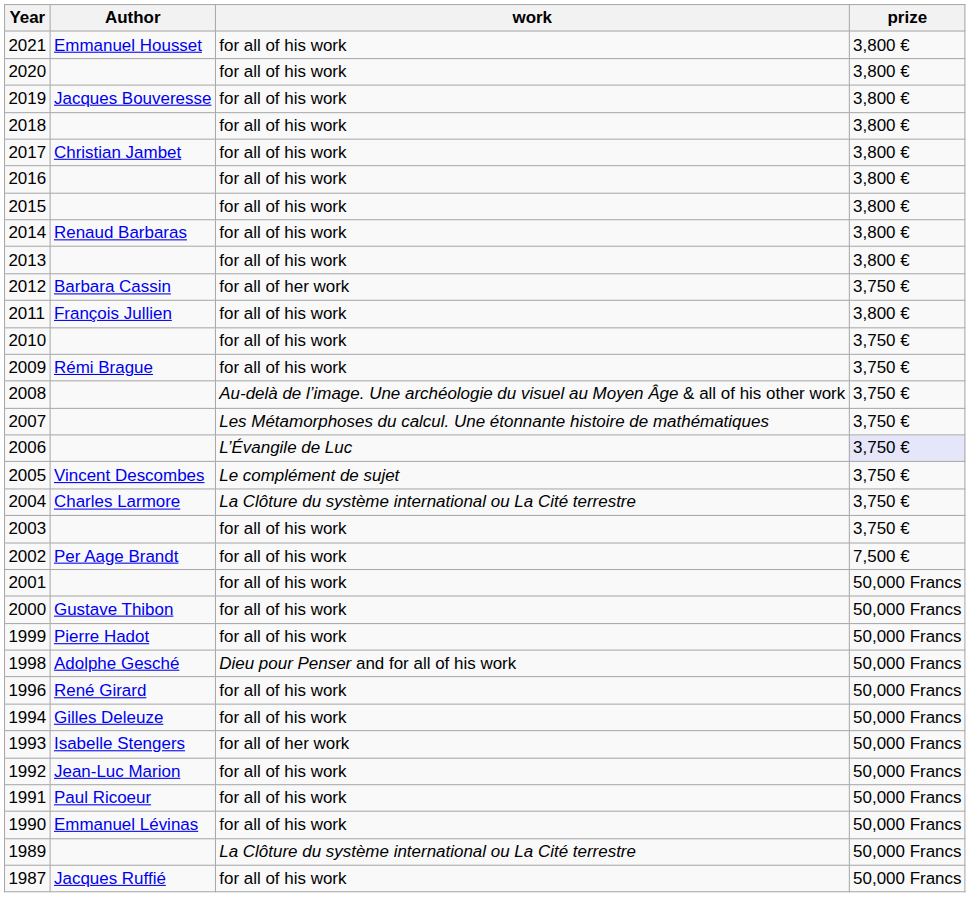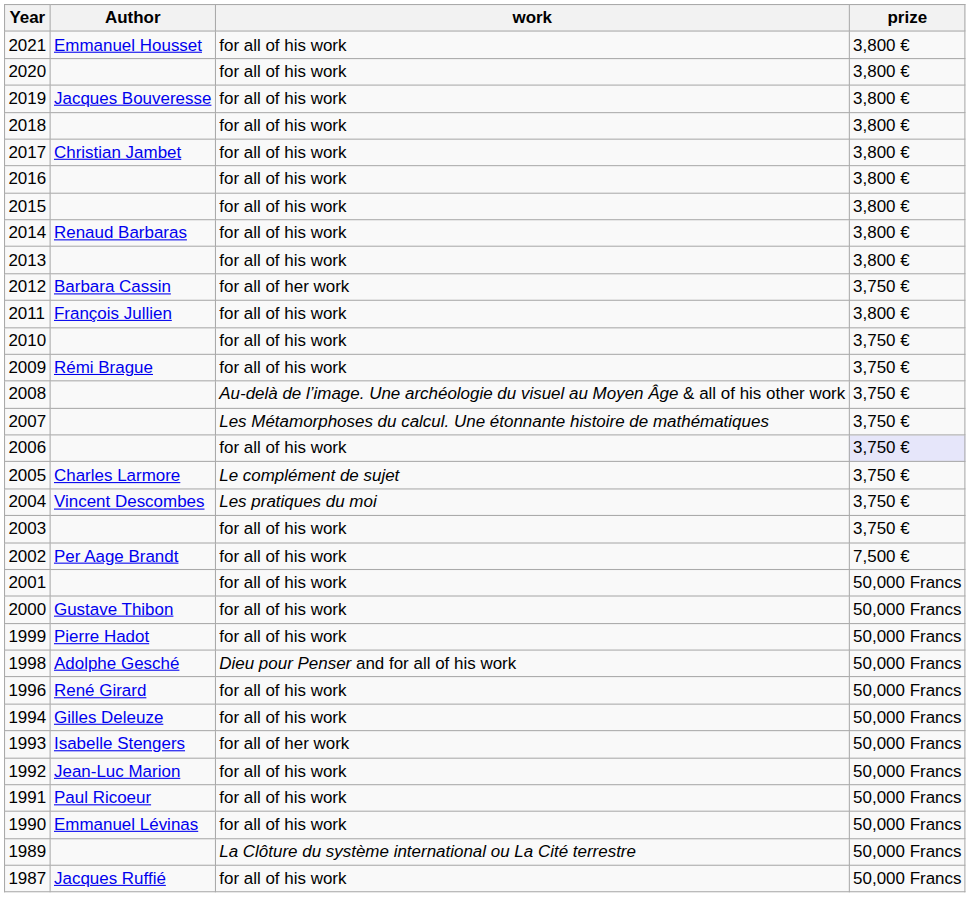(286, 448) L’Évangile de Luc -> (283, 448) for all of his work
(129, 475) Vincent Descombes -> (117, 475) Charles Larmore
(117, 502) Charles Larmore -> (129, 502) Vincent Descombes
(428, 502) La Clôture du système international ou La Cité terrestre -> (298, 502) Les pratiques du moi
